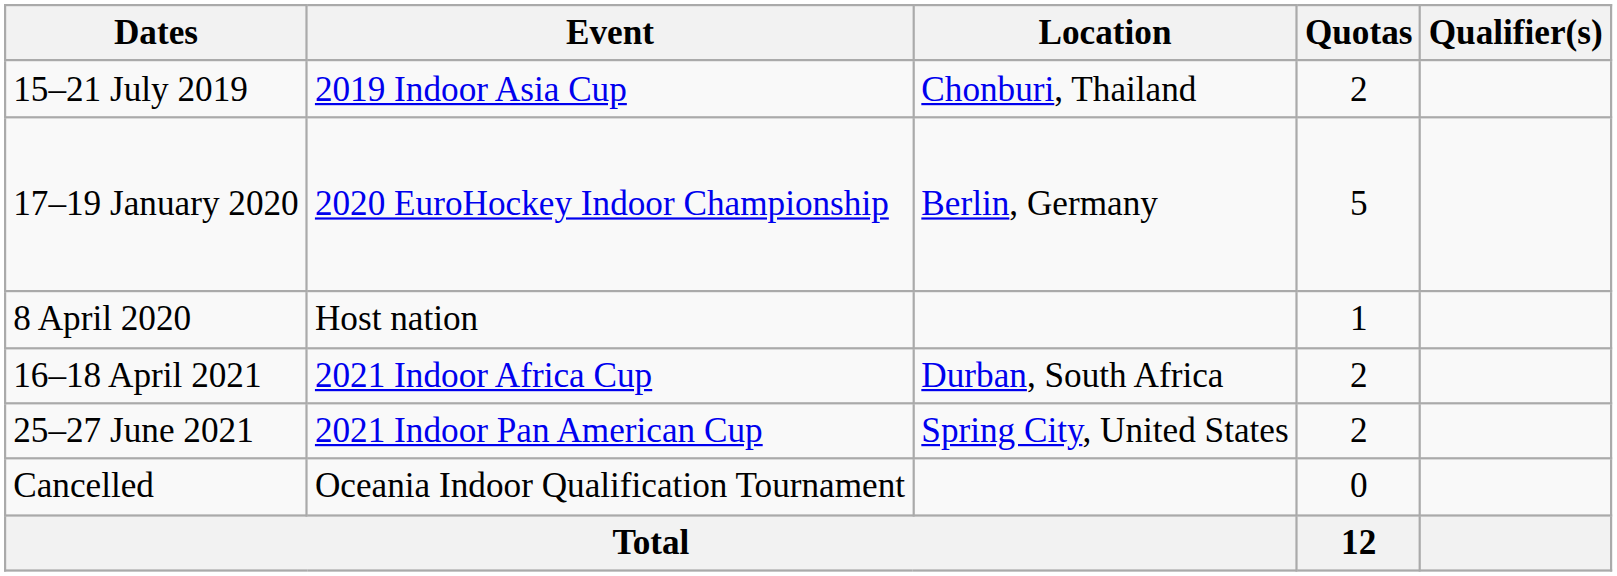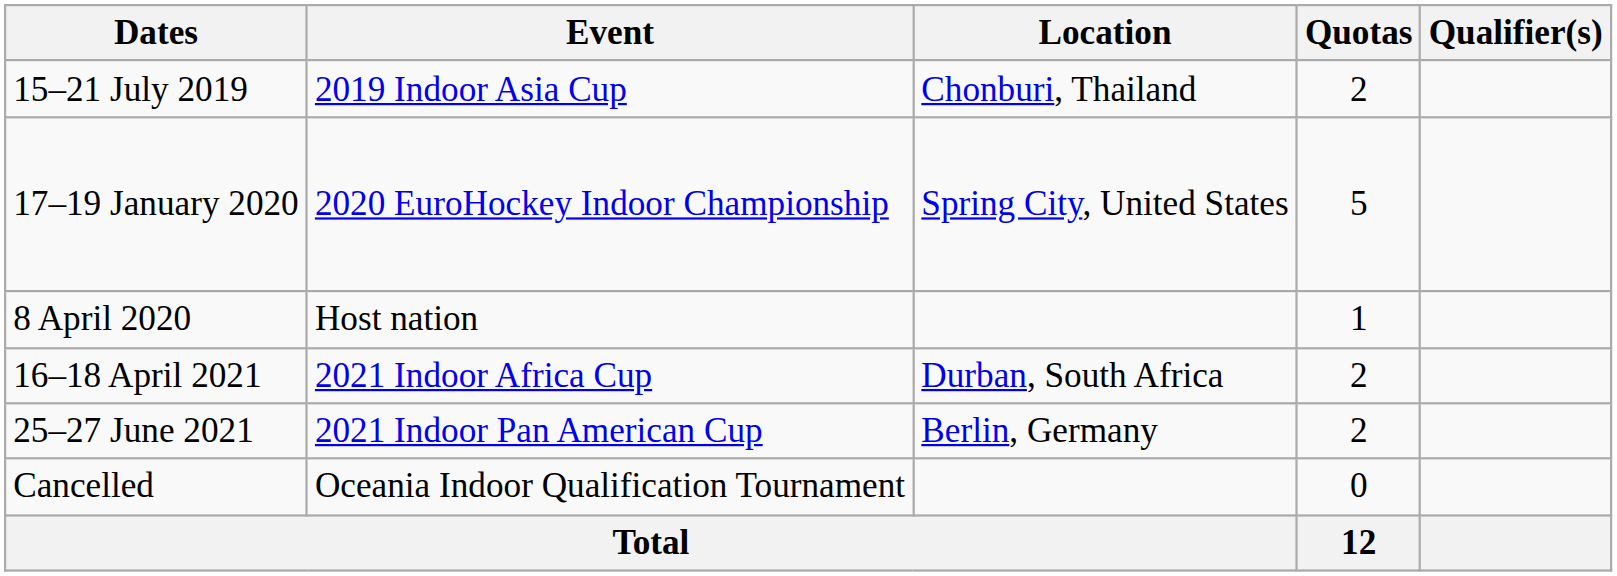(1040, 203) Berlin, Germany -> (1105, 203) Spring City, United States
(1105, 430) Spring City, United States -> (1040, 430) Berlin, Germany
